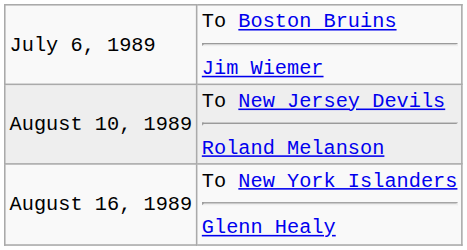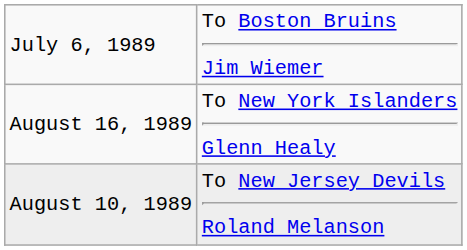rows swapped: (101, 125) <-> (101, 204)
